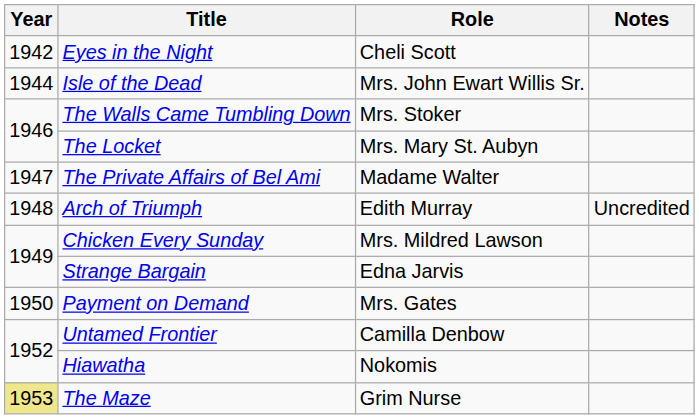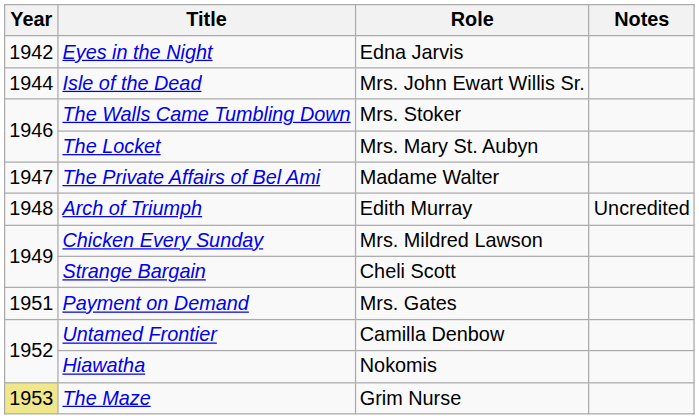(408, 51) Cheli Scott -> (412, 51) Edna Jarvis
(412, 271) Edna Jarvis -> (408, 271) Cheli Scott
(31, 303) 1950 -> (31, 303) 1951
